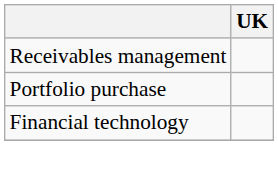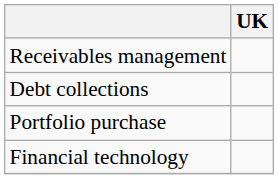+ row: (79, 88)
